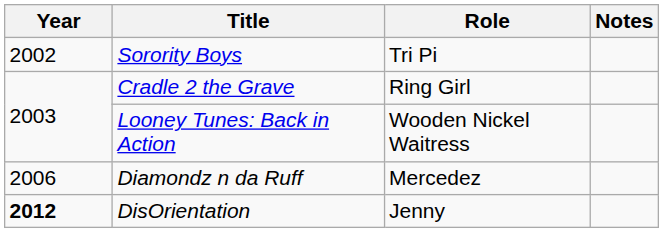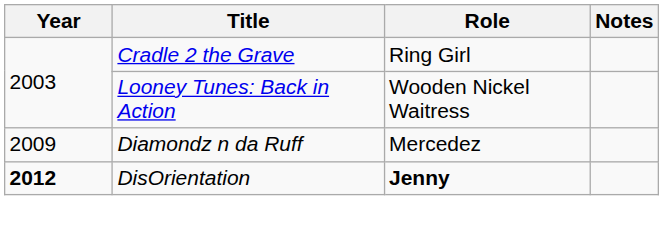- row: (180, 54)
(33, 177) 2006 -> (33, 144) 2009
(417, 210) normal -> (419, 177) bold
